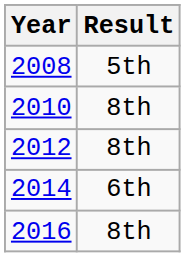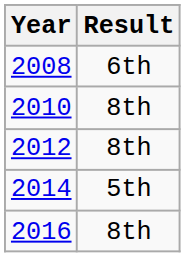(129, 67) 5th -> (129, 67) 6th
(129, 190) 6th -> (129, 190) 5th
